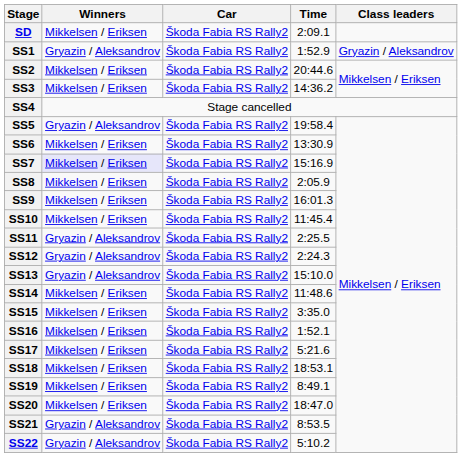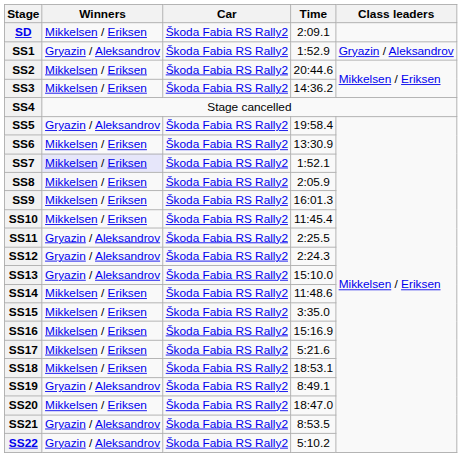(313, 163) 15:16.9 -> (313, 163) 1:52.1
(313, 330) 1:52.1 -> (313, 330) 15:16.9
(96, 386) Mikkelsen / Eriksen -> (103, 386) Gryazin / Aleksandrov
